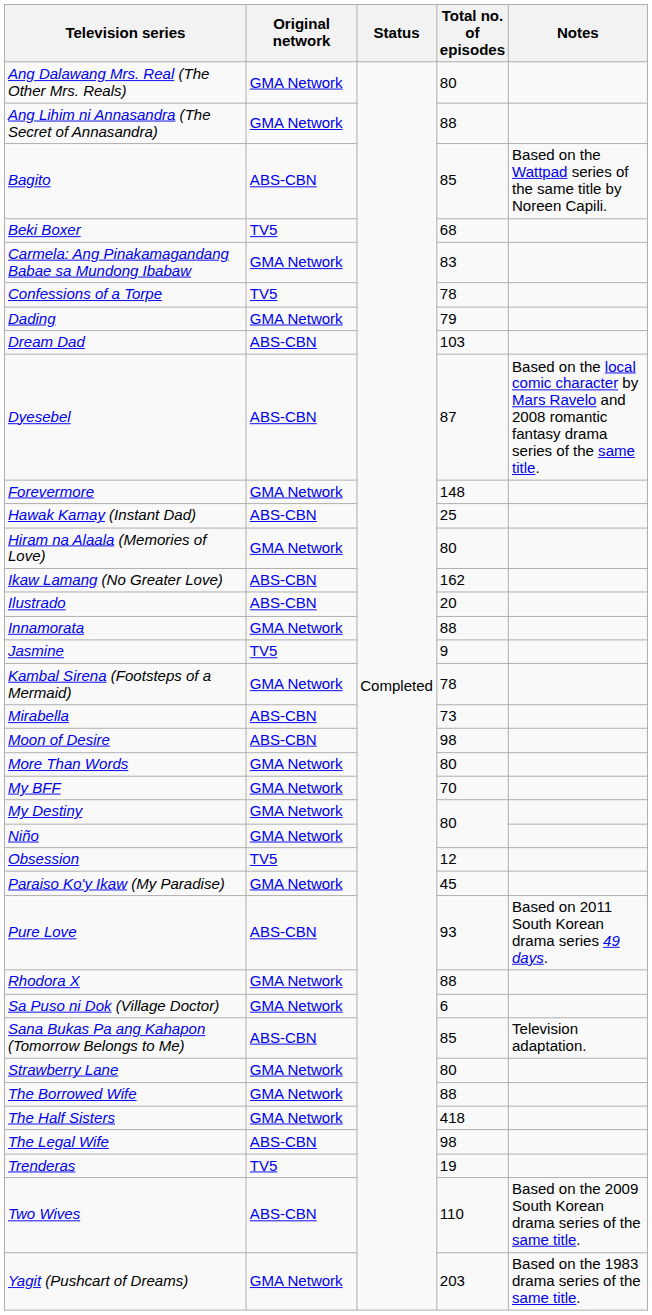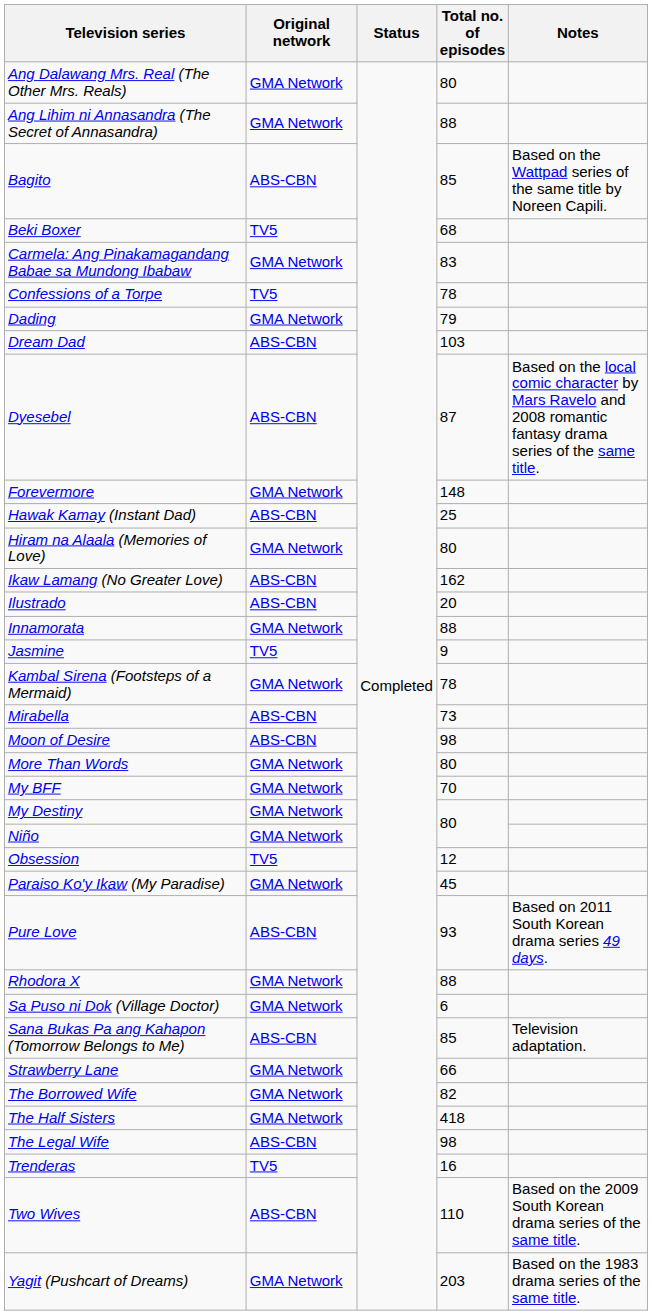(448, 1070) 80 -> (448, 1070) 66
(448, 1094) 88 -> (448, 1094) 82
(448, 1165) 19 -> (448, 1165) 16
